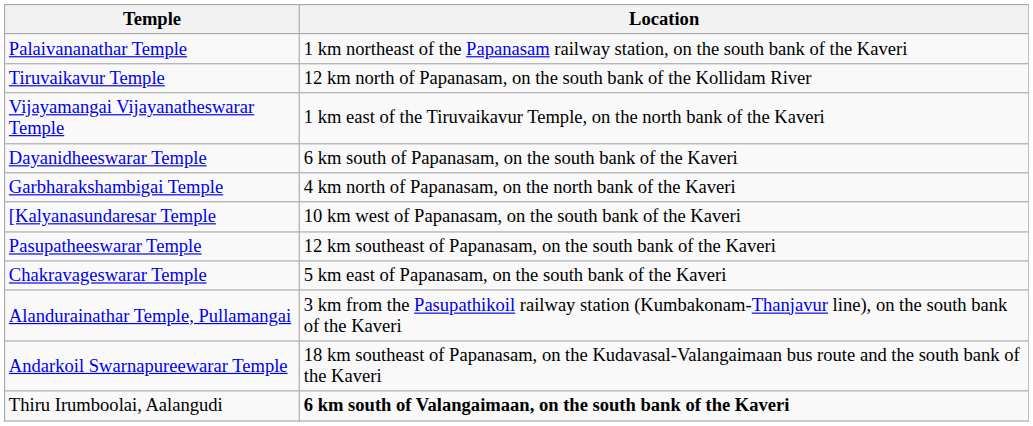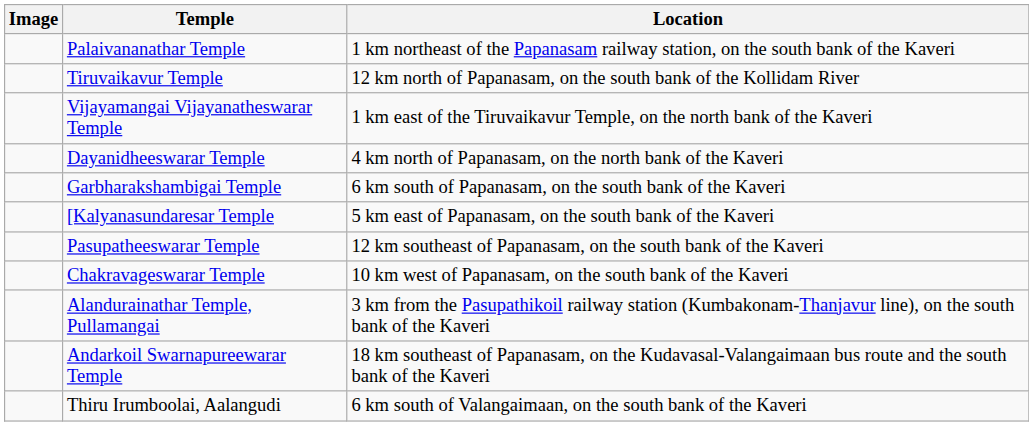+ column: (34, 19)
(521, 157) 6 km south of Papanasam, on the south bank of the Kaveri -> (567, 157) 4 km north of Papanasam, on the north bank of the Kaveri
(520, 187) 4 km north of Papanasam, on the north bank of the Kaveri -> (568, 187) 6 km south of Papanasam, on the south bank of the Kaveri
(522, 216) 10 km west of Papanasam, on the south bank of the Kaveri -> (563, 216) 5 km east of Papanasam, on the south bank of the Kaveri
(515, 275) 5 km east of Papanasam, on the south bank of the Kaveri -> (570, 275) 10 km west of Papanasam, on the south bank of the Kaveri
(547, 405) bold -> (579, 405) normal
